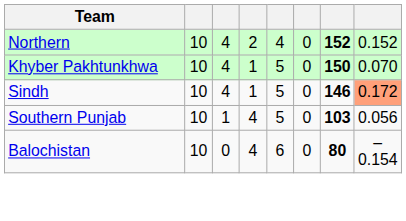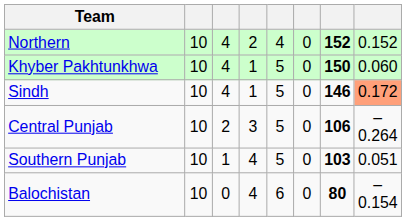(378, 67) 0.070 -> (378, 67) 0.060
+ row: (61, 126)
(378, 117) 0.056 -> (378, 160) 0.051
